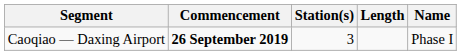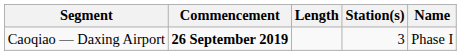columns swapped: (383, 15) <-> (324, 15)
